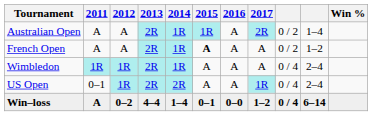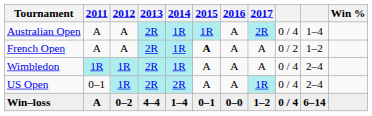(288, 31) 0 / 2 -> (288, 31) 0 / 4
